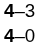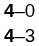rows swapped: (20, 36) <-> (20, 10)
